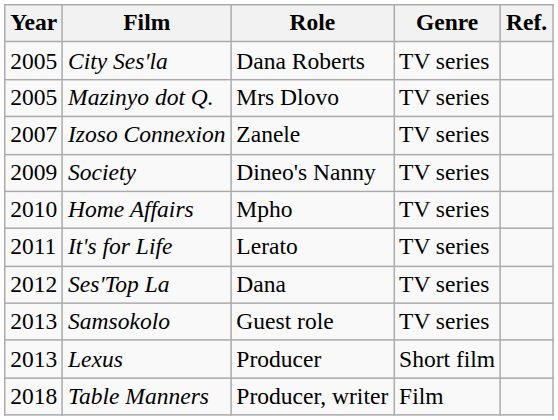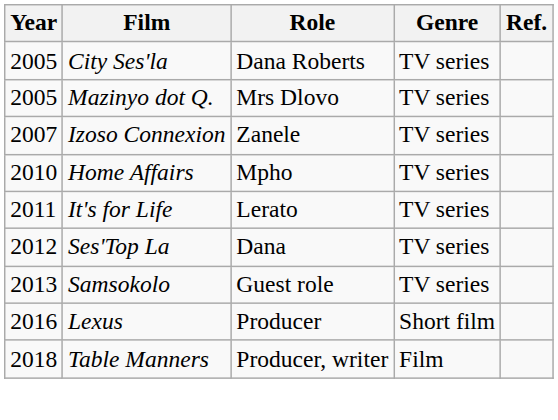- row: (102, 172)
(34, 358) 2013 -> (34, 321) 2016
